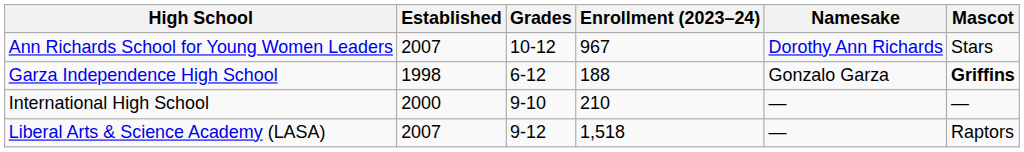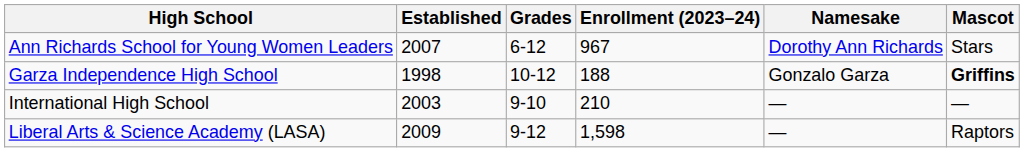(533, 47) 10-12 -> (528, 47) 6-12
(528, 75) 6-12 -> (533, 75) 10-12
(421, 103) 2000 -> (421, 103) 2003
(421, 132) 2007 -> (421, 132) 2009
(602, 132) 1,518 -> (602, 132) 1,598
